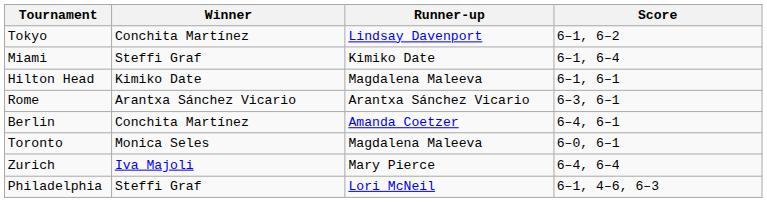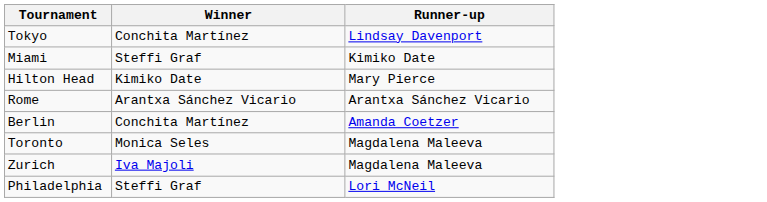- column: (658, 15)
(415, 79) Magdalena Maleeva -> (392, 79) Mary Pierce
(392, 165) Mary Pierce -> (415, 165) Magdalena Maleeva
